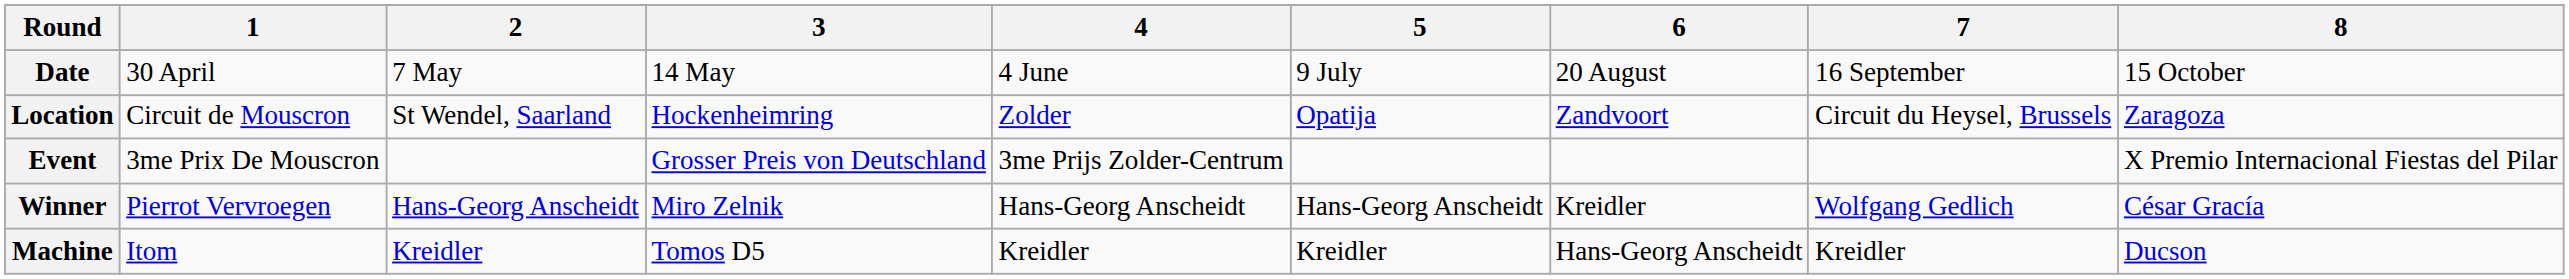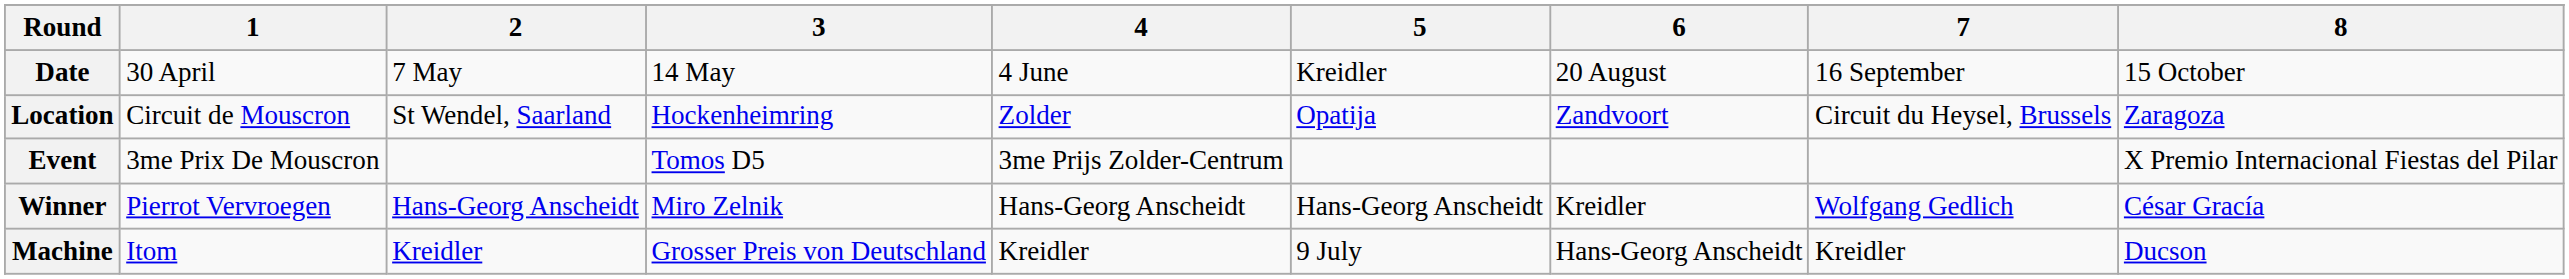(1329, 71) 9 July -> (1341, 71) Kreidler
(819, 161) Grosser Preis von Deutschland -> (708, 161) Tomos D5
(708, 250) Tomos D5 -> (819, 250) Grosser Preis von Deutschland
(1341, 250) Kreidler -> (1329, 250) 9 July
